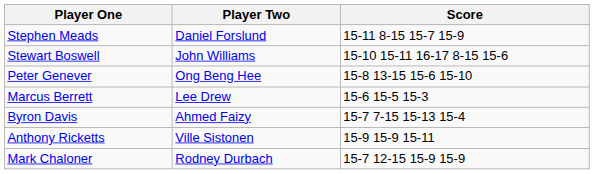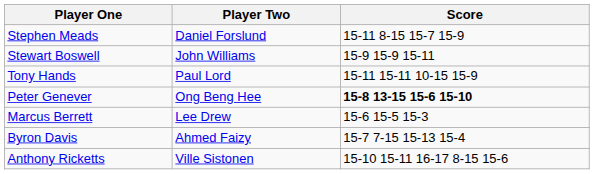(426, 55) 15-10 15-11 16-17 8-15 15-6 -> (389, 55) 15-9 15-9 15-11
+ row: (42, 76)
(408, 76) normal -> (408, 96) bold
(389, 138) 15-9 15-9 15-11 -> (426, 158) 15-10 15-11 16-17 8-15 15-6
- row: (50, 158)
